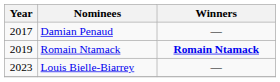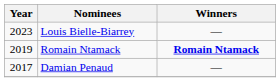rows swapped: (77, 31) <-> (87, 67)
